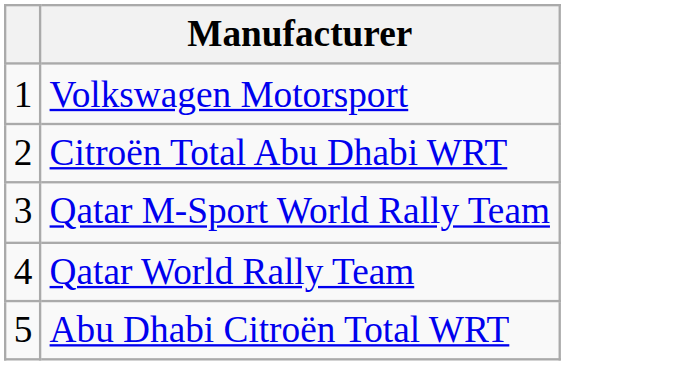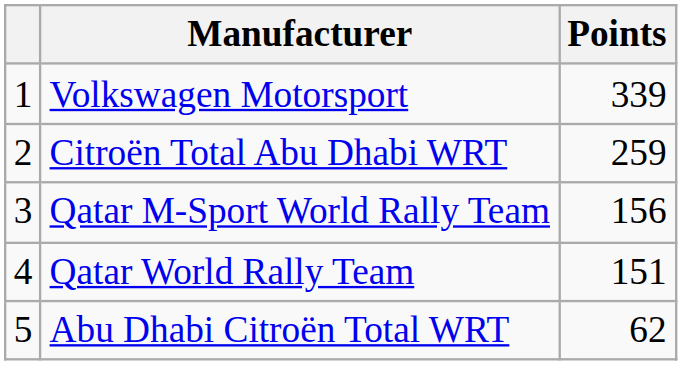+ column: (617, 34)
